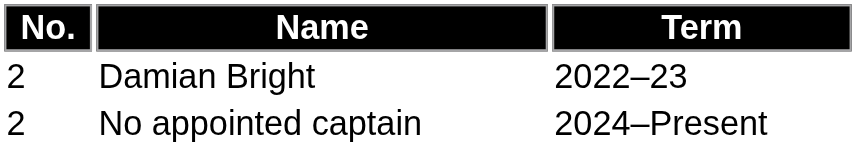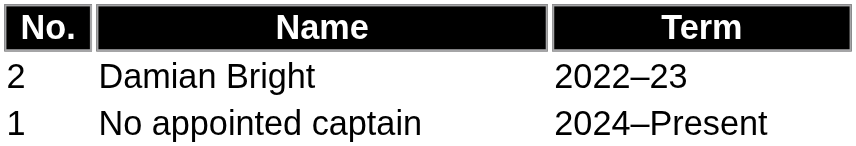(16, 123) 2 -> (16, 123) 1
